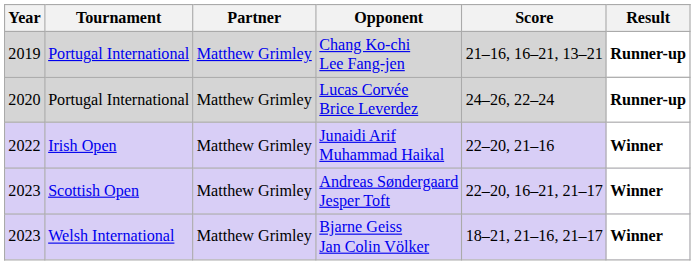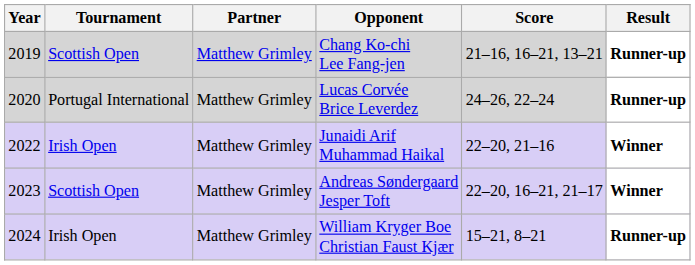(119, 54) Portugal International -> (94, 54) Scottish Open
- row: (374, 236)
+ row: (386, 236)
